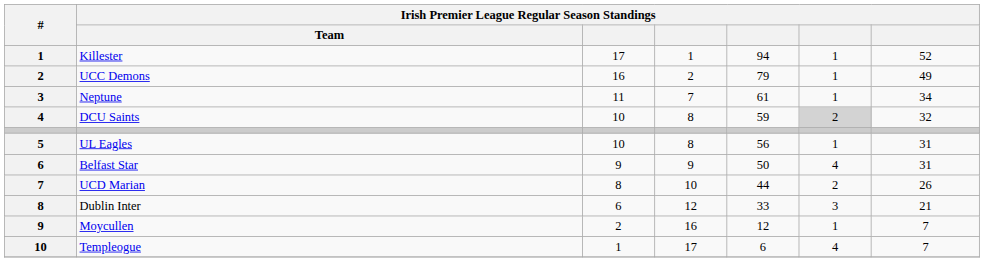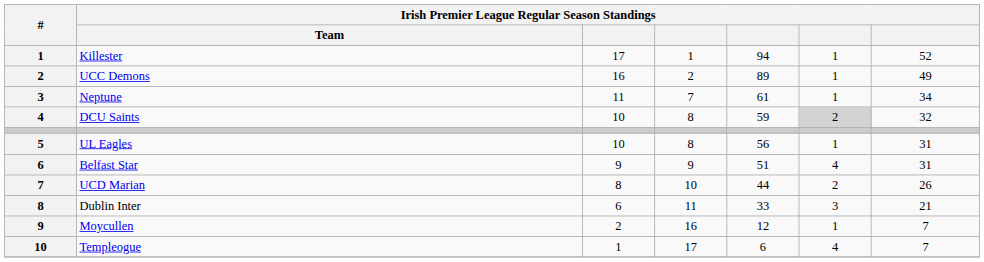(763, 76) 79 -> (763, 76) 89
(763, 164) 50 -> (763, 164) 51
(691, 205) 12 -> (691, 205) 11
